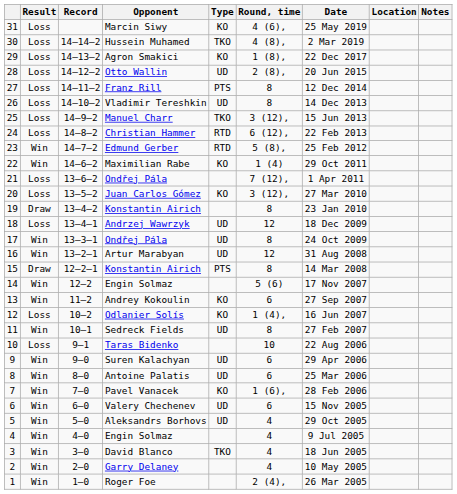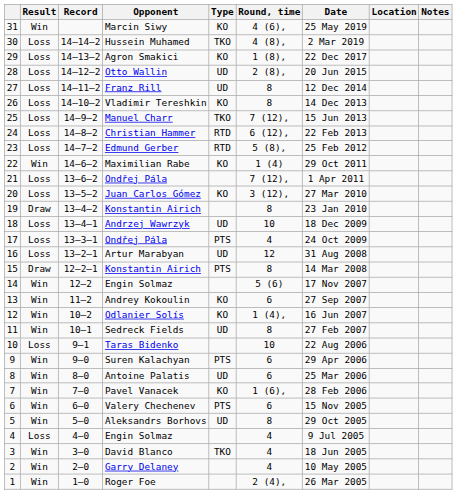(39, 27) Loss -> (39, 27) Win
(222, 88) PTS -> (222, 88) UD
(222, 103) UD -> (222, 103) KO
(269, 118) 3 (12), -> (269, 118) 7 (12),
(39, 149) Win -> (39, 149) Loss
(269, 224) 12 -> (269, 224) 10
(39, 240) Win -> (39, 240) Loss
(222, 240) UD -> (222, 240) PTS
(269, 240) 8 -> (269, 240) 4
(39, 255) Win -> (39, 255) Loss
(39, 315) Loss -> (39, 315) Win
(222, 361) UD -> (222, 361) PTS
(222, 406) UD -> (222, 406) PTS
(269, 421) 4 -> (269, 421) 8
(39, 437) Win -> (39, 437) Loss
